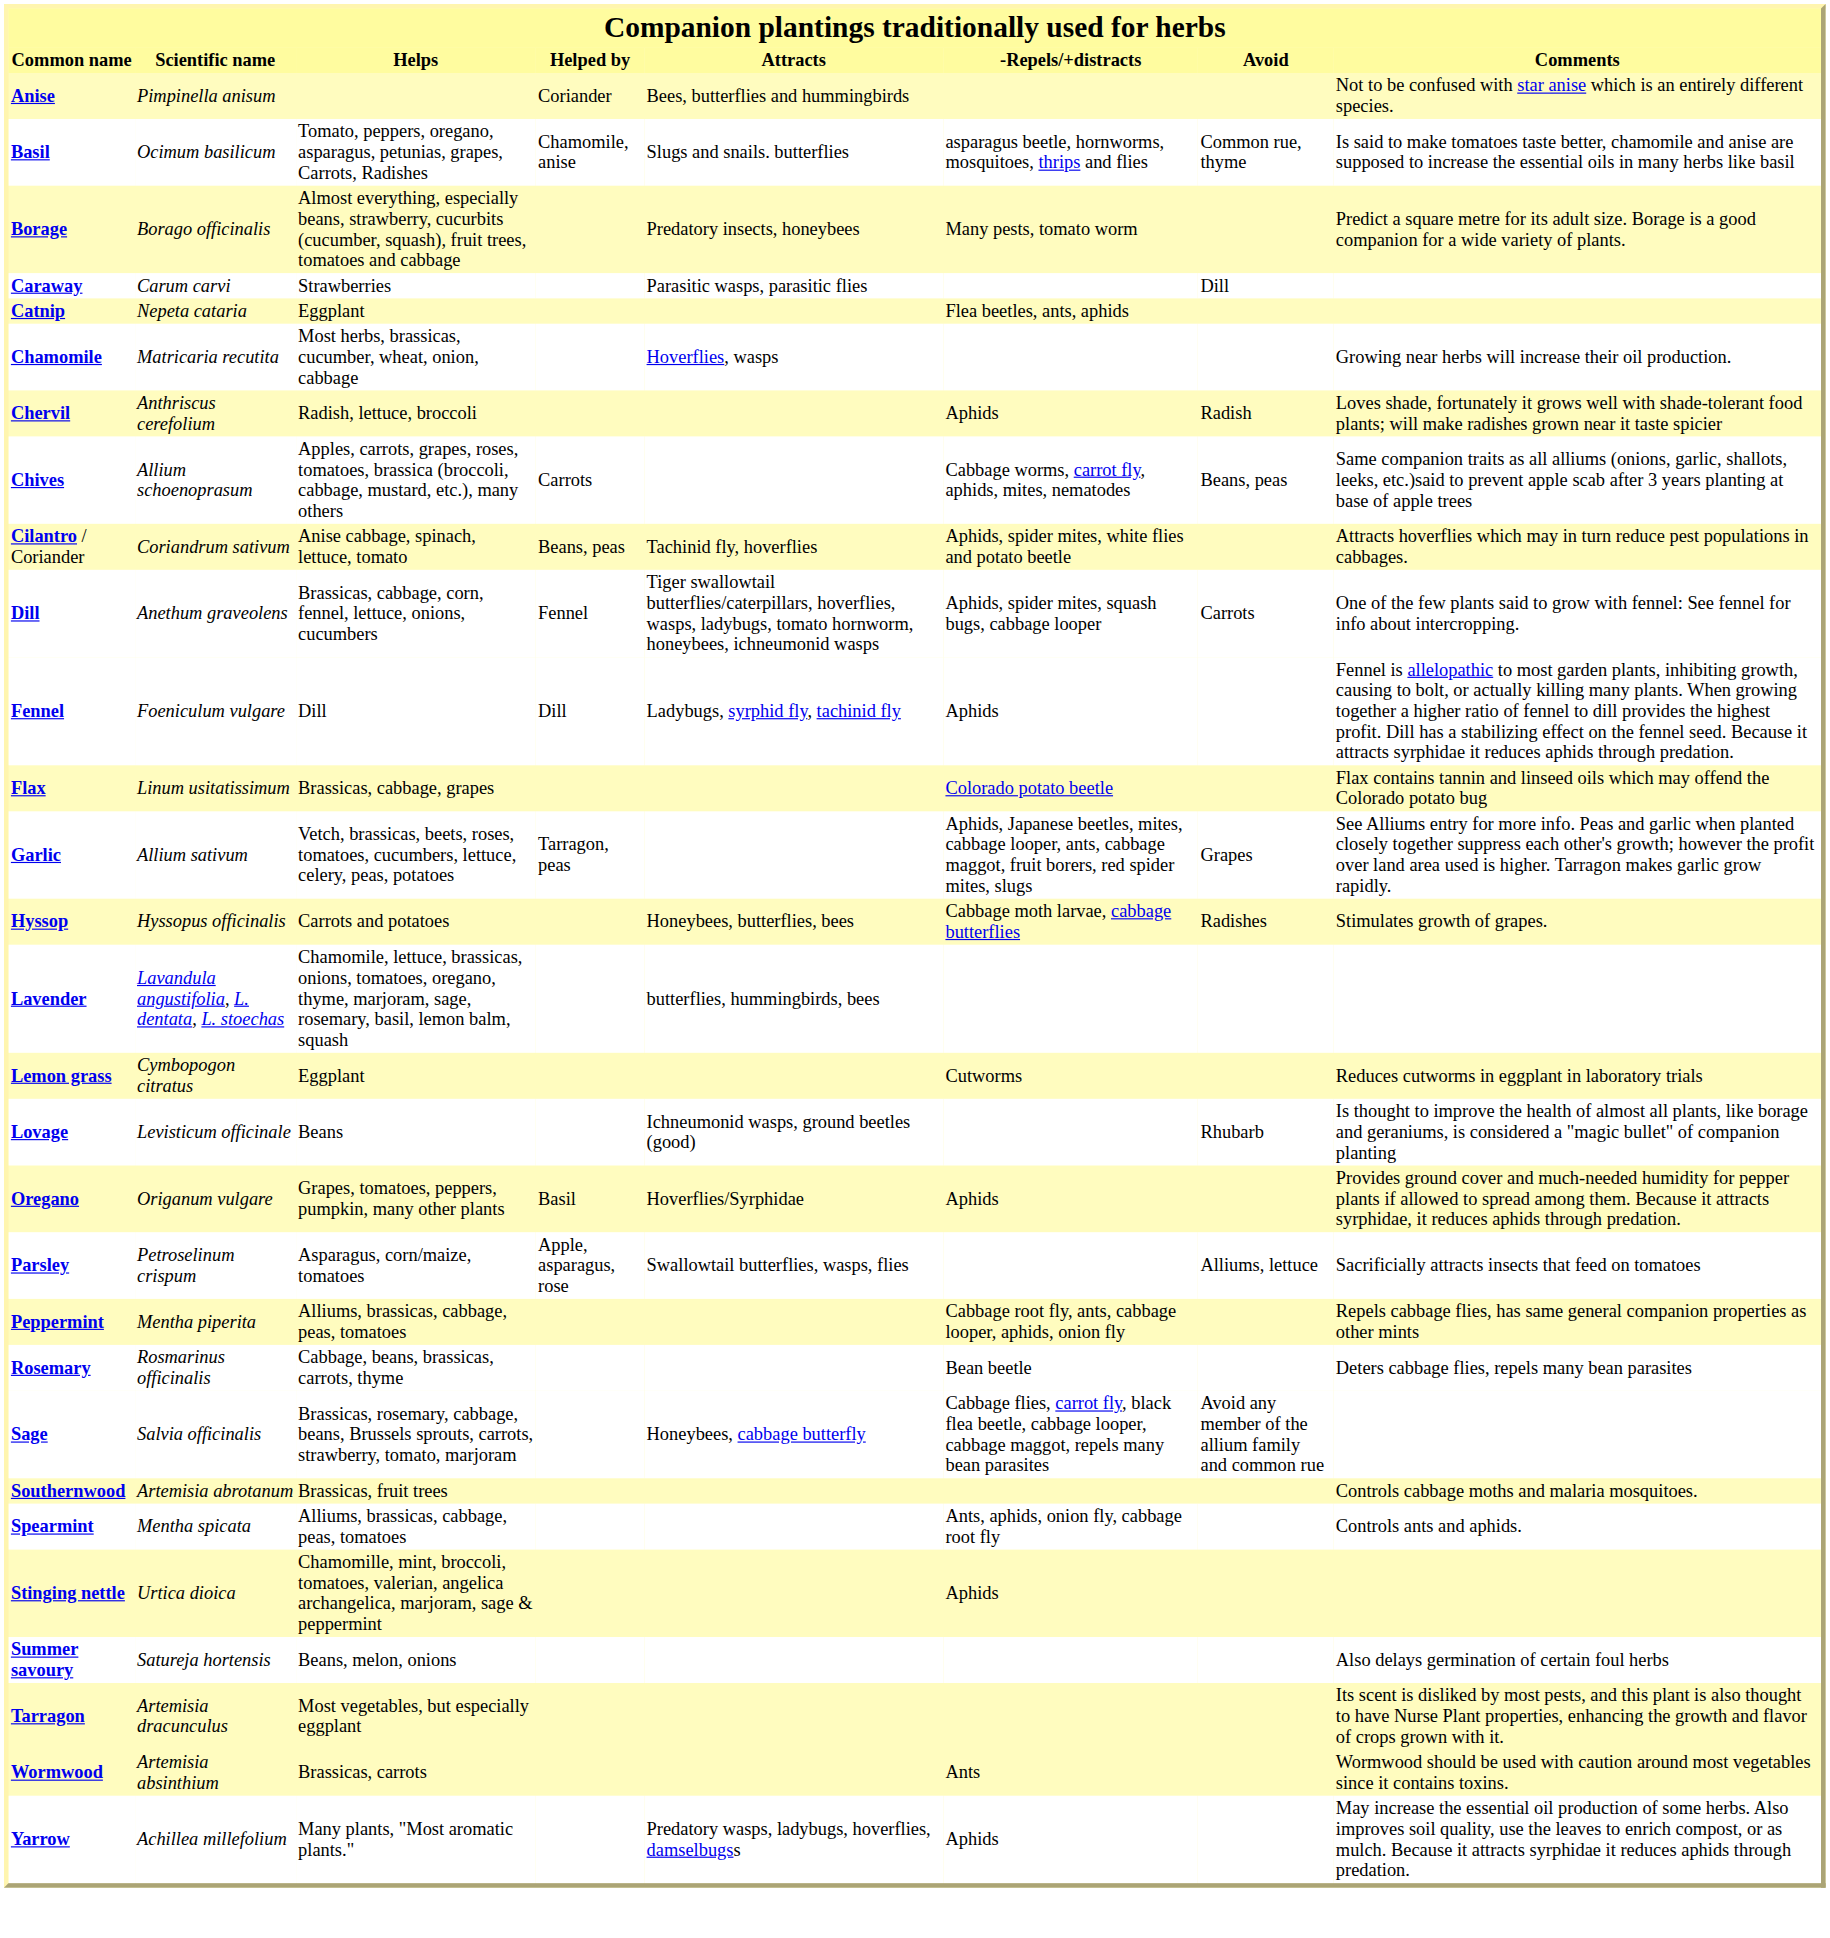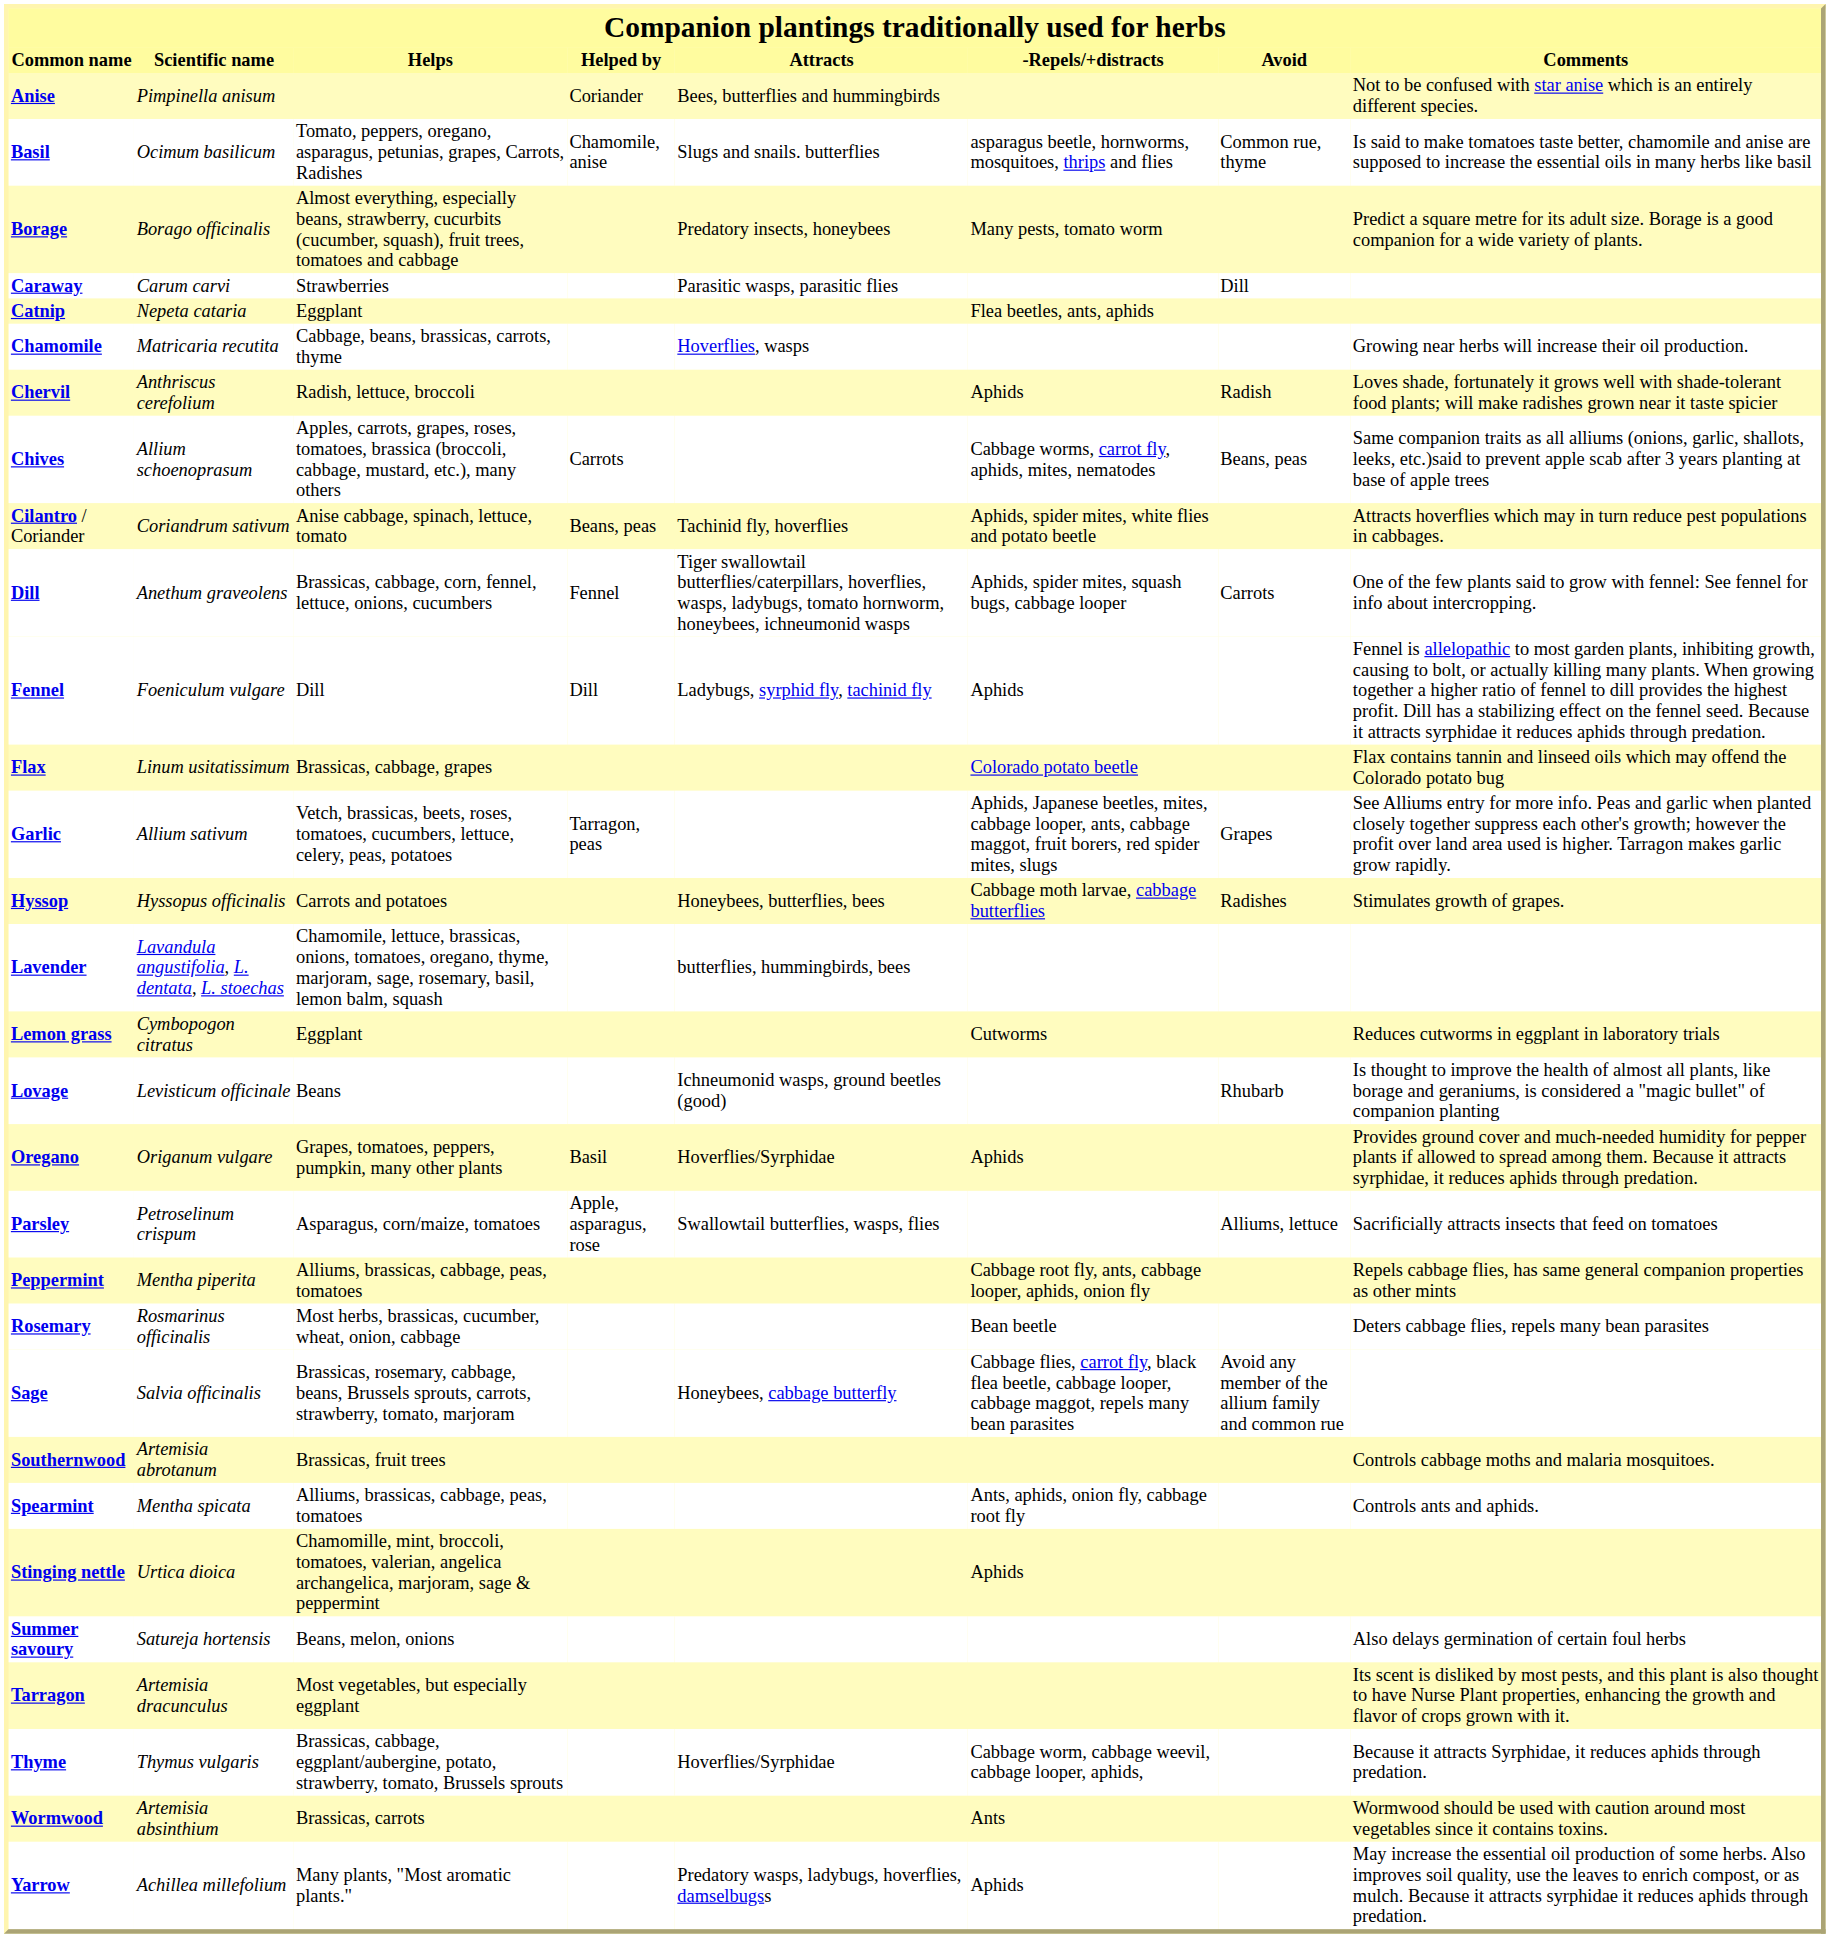(388, 356) Most herbs, brassicas, cucumber, wheat, onion, cabbage -> (423, 346) Cabbage, beans, brassicas, carrots, thyme
(396, 1367) Cabbage, beans, brassicas, carrots, thyme -> (418, 1326) Most herbs, brassicas, cucumber, wheat, onion, cabbage
+ row: (38, 1762)
